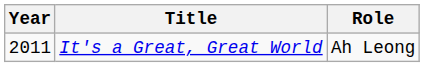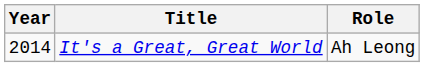(30, 48) 2011 -> (30, 48) 2014
